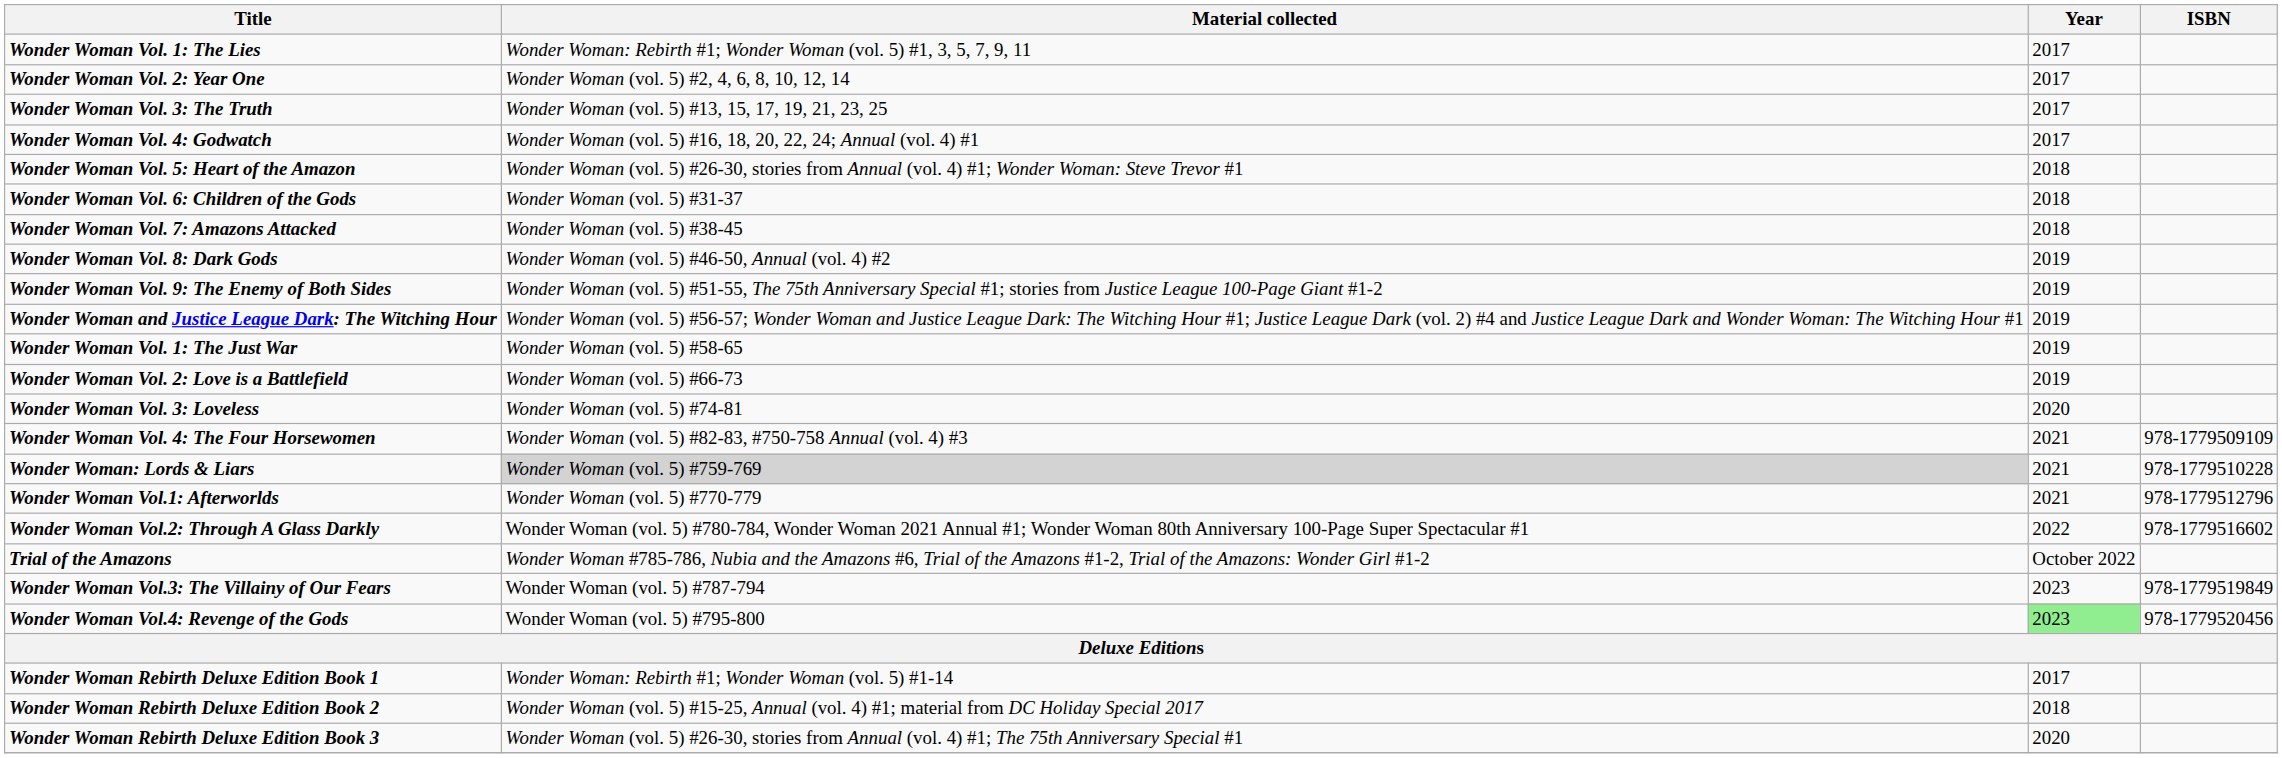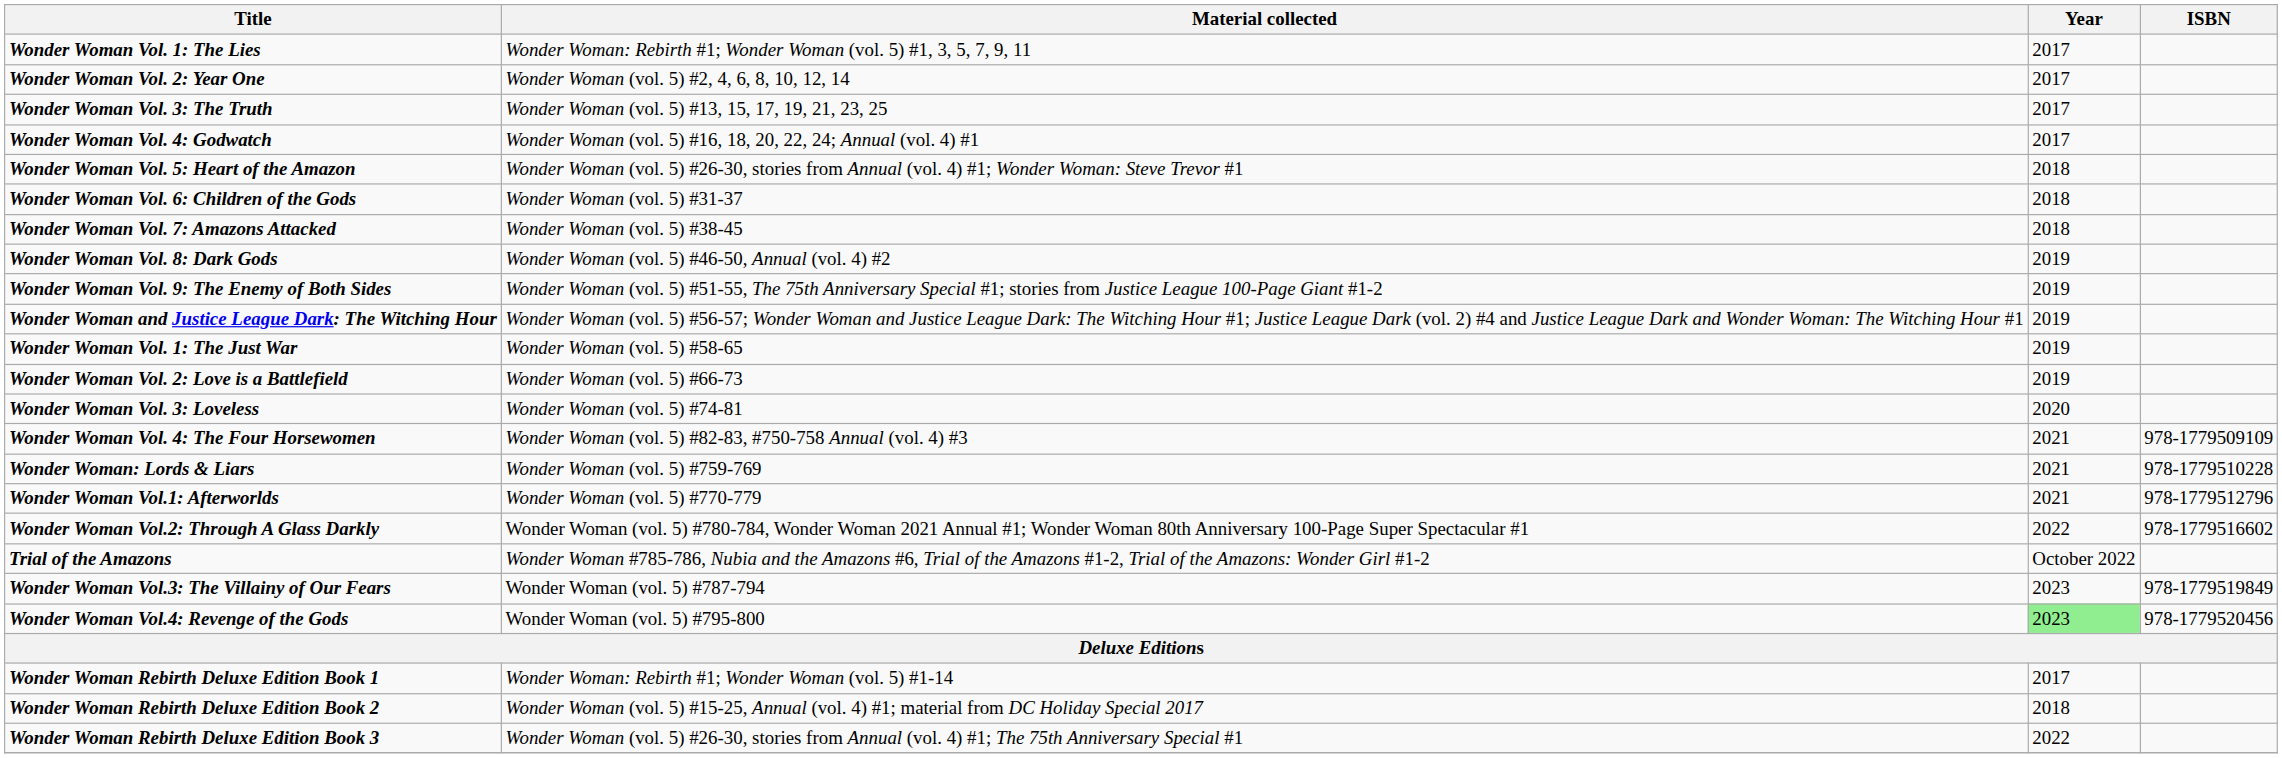(634, 468) lightgrey background -> (634, 468) no background
(2051, 738) 2020 -> (2051, 738) 2022
